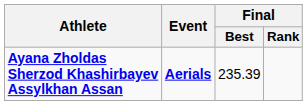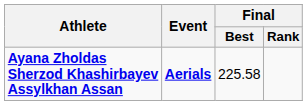(239, 74) 235.39 -> (239, 74) 225.58
